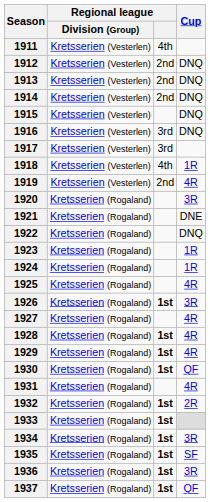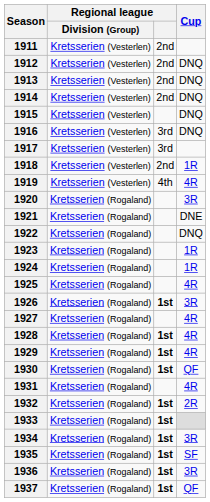(165, 47) 4th -> (165, 47) 2nd
(165, 166) 4th -> (165, 166) 2nd
(165, 183) 2nd -> (165, 183) 4th
